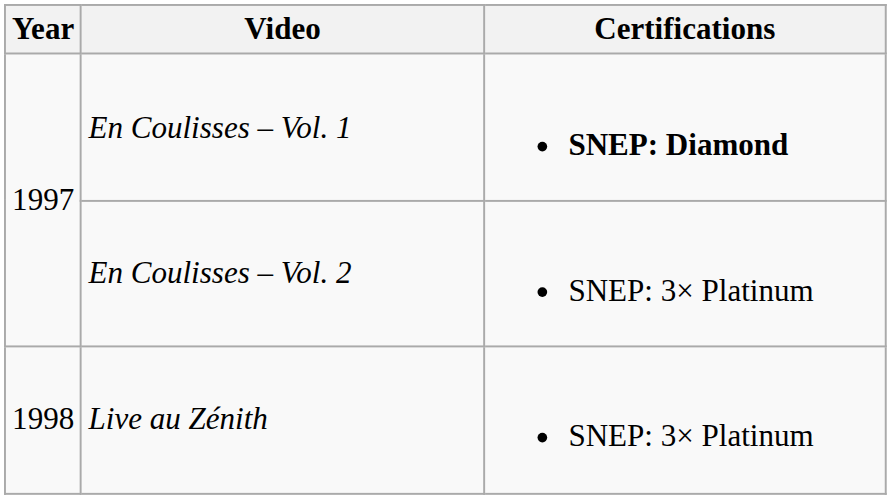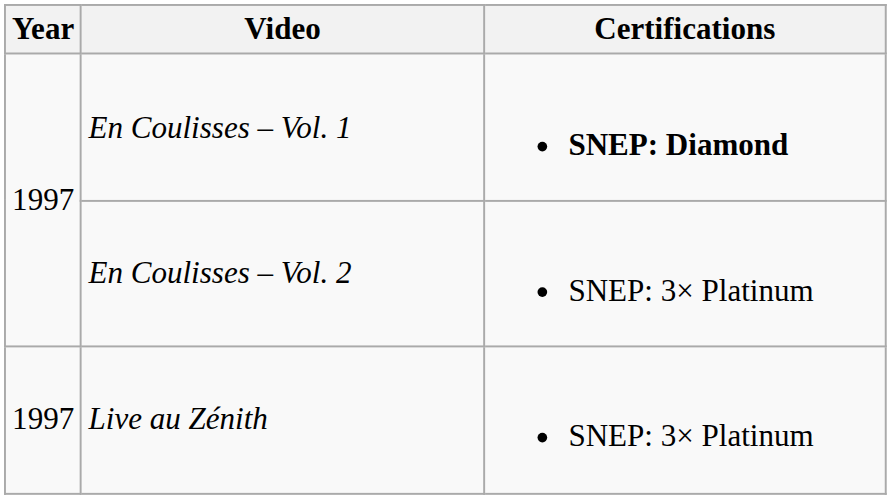(43, 419) 1998 -> (43, 419) 1997
